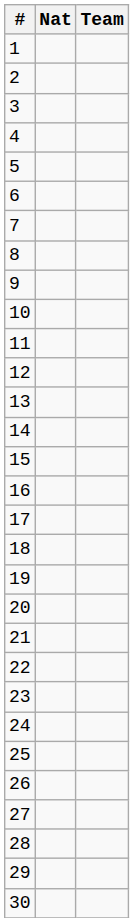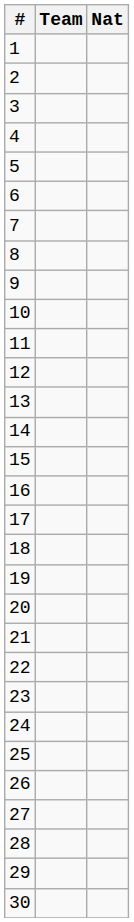columns swapped: (56, 19) <-> (102, 19)
